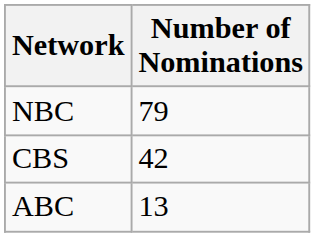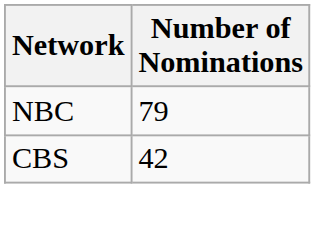- row: (43, 206)
